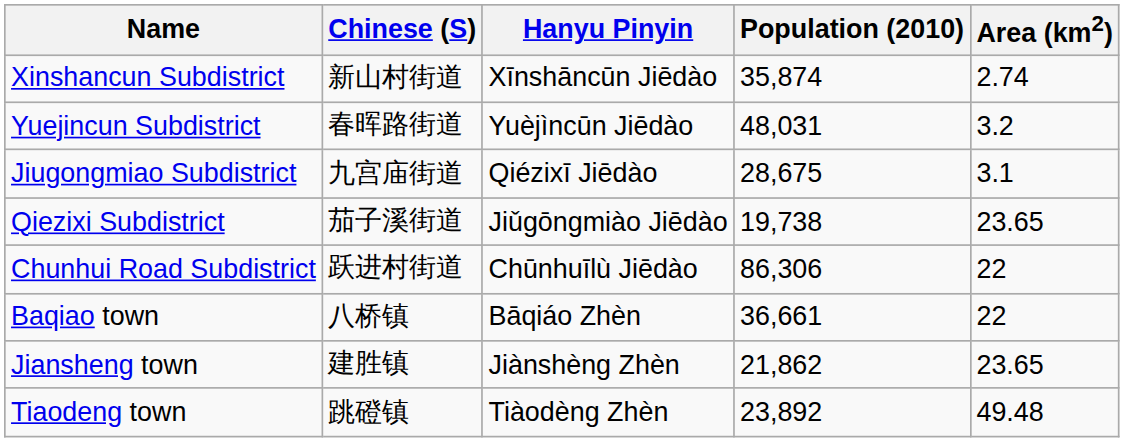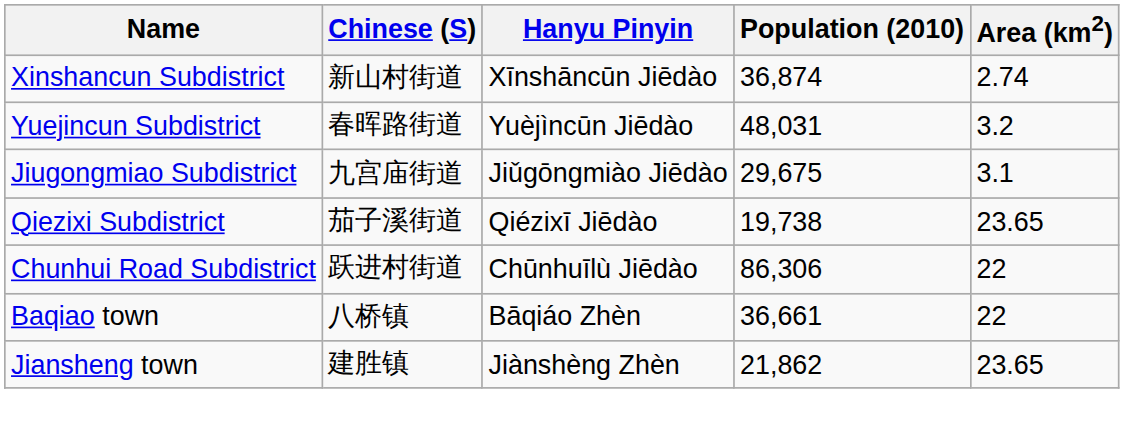(781, 78) 35,874 -> (781, 78) 36,874
(573, 173) Qiézixī Jiēdào -> (608, 173) Jiǔgōngmiào Jiēdào
(781, 173) 28,675 -> (781, 173) 29,675
(608, 221) Jiǔgōngmiào Jiēdào -> (573, 221) Qiézixī Jiēdào
- row: (99, 411)
